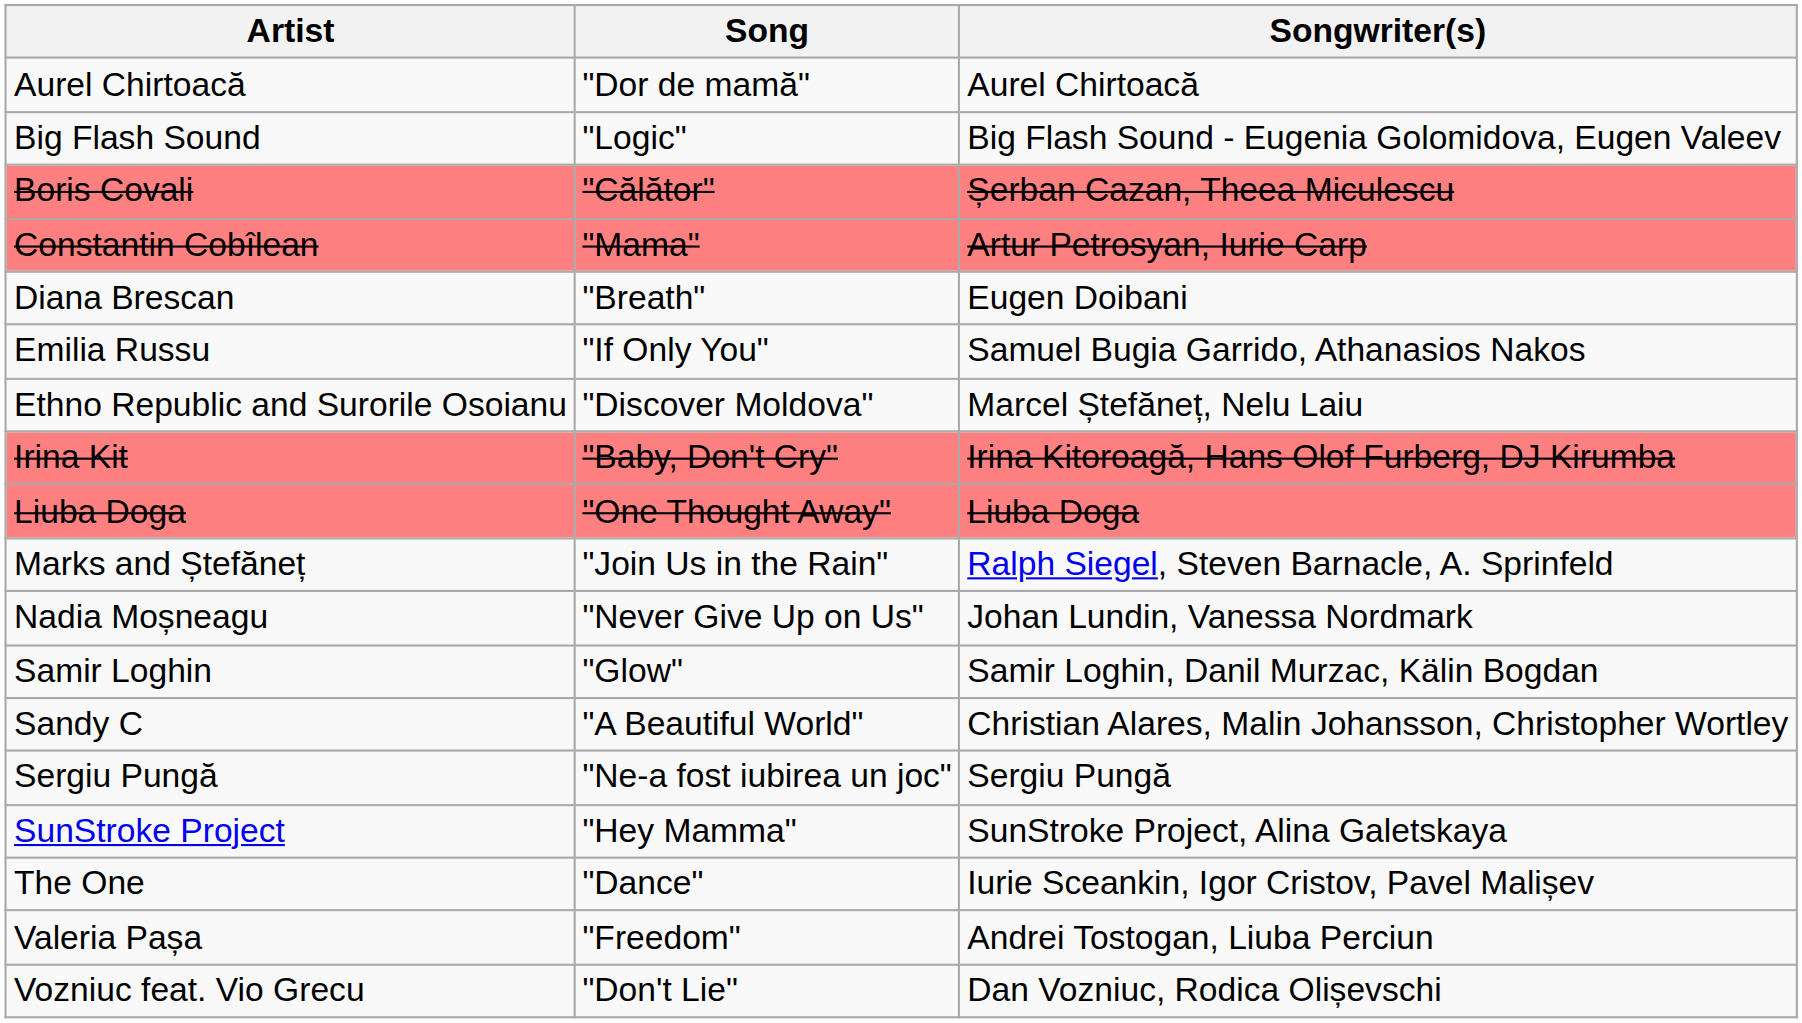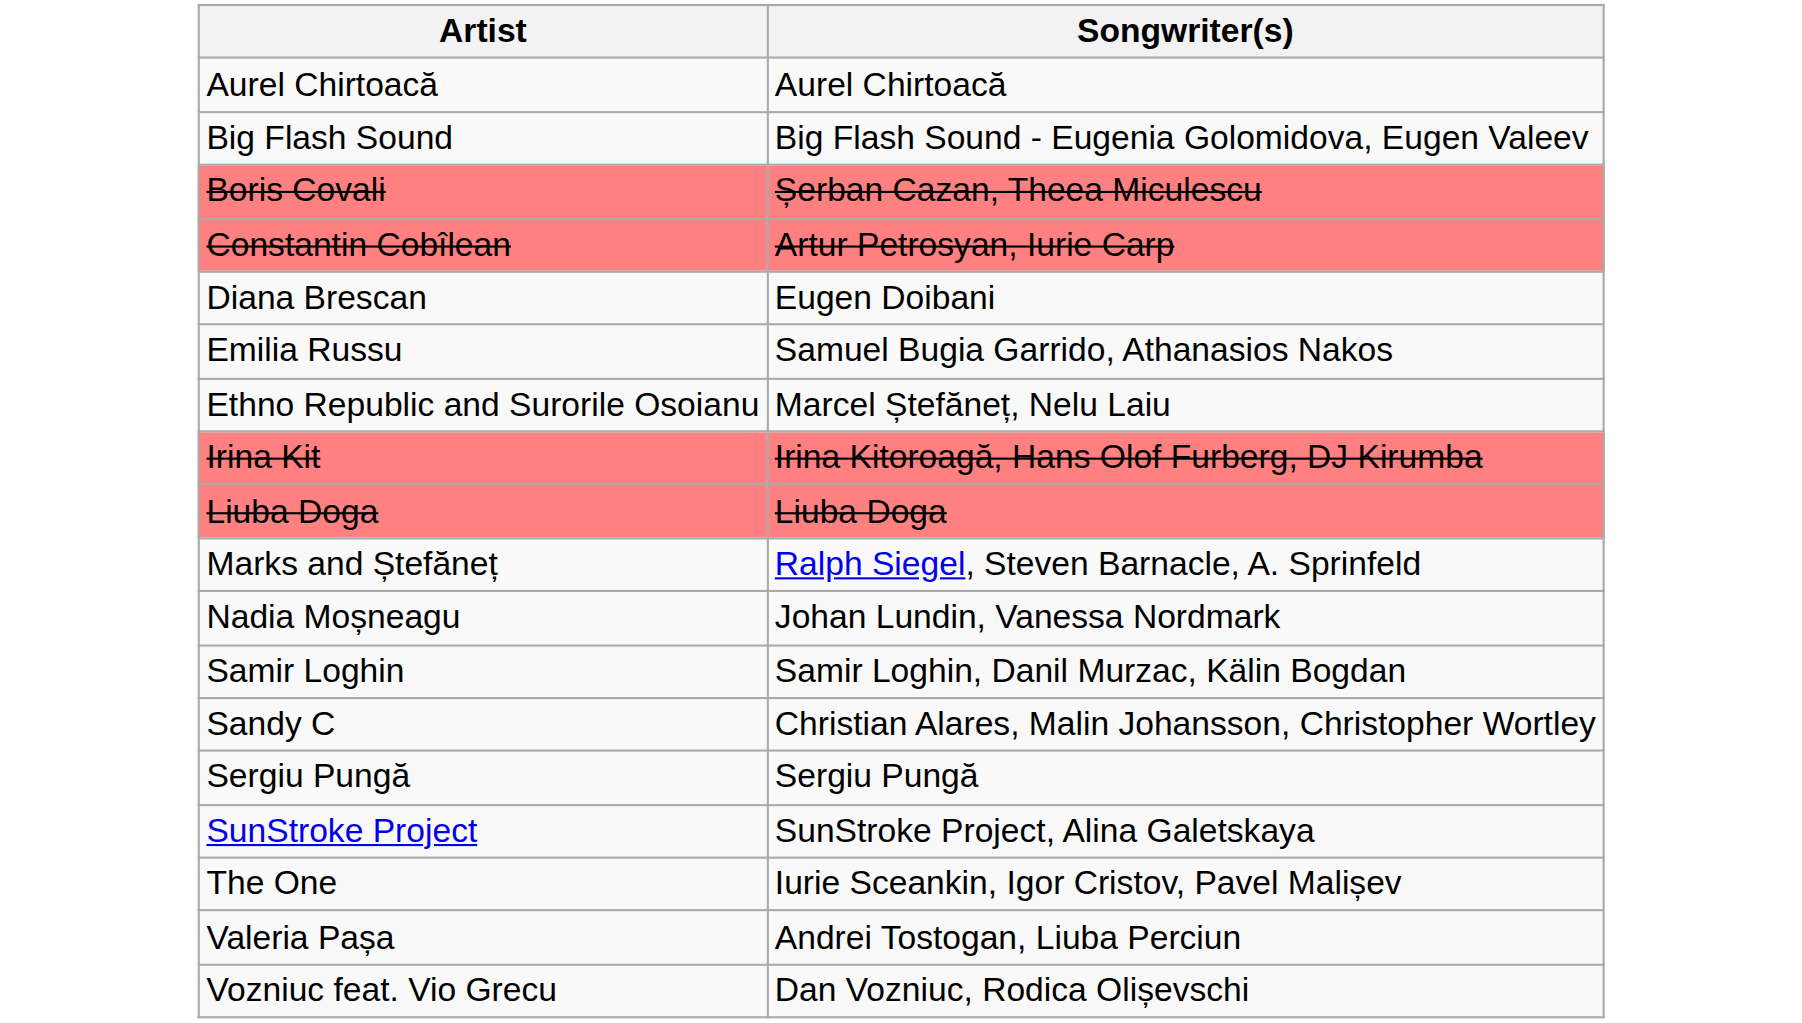- column: (767, 31)
